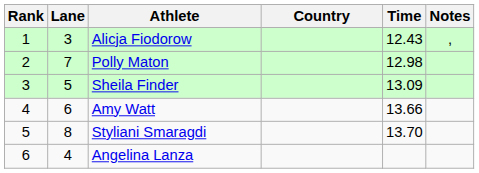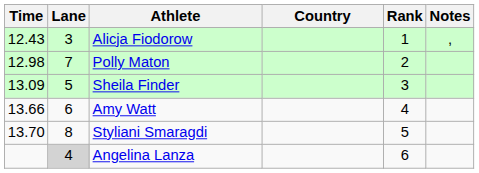columns swapped: (26, 16) <-> (404, 16)
(68, 156) no background -> (69, 156) lightgrey background
